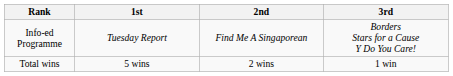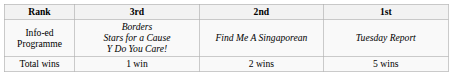columns swapped: (137, 12) <-> (386, 12)
